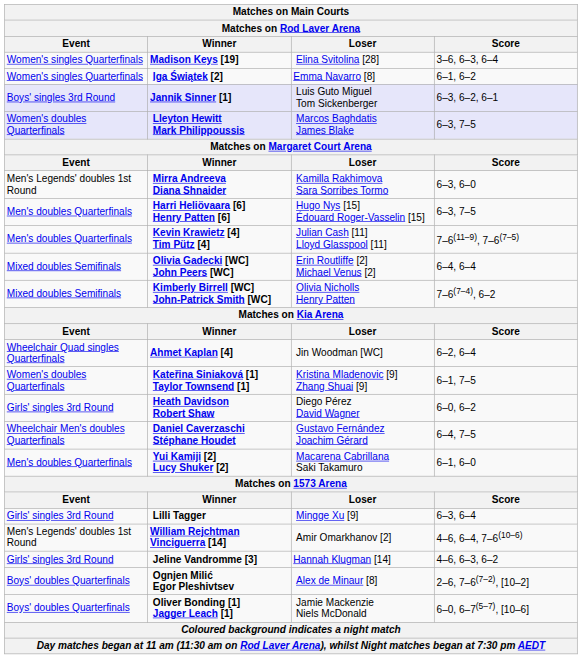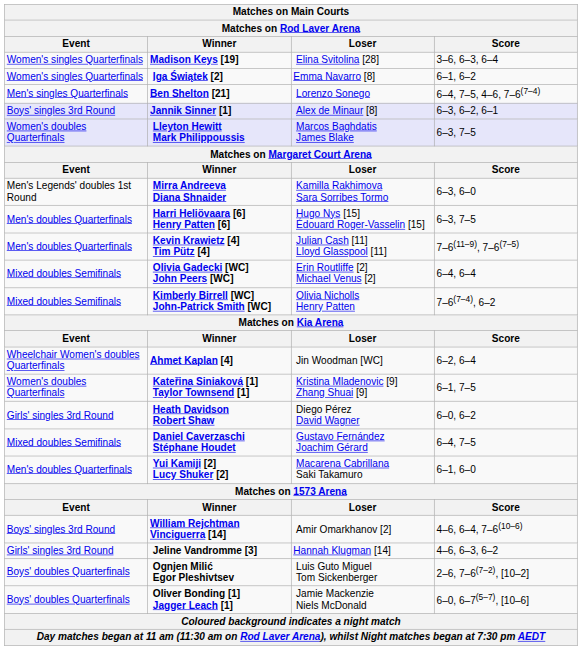+ row: (190, 93)
(335, 98) Luis Guto Miguel Tom Sickenberger -> (335, 111) Alex de Minaur [8]
(63, 353) Wheelchair Quad singles Quarterfinals -> (73, 360) Wheelchair Women's doubles Quarterfinals
(66, 435) Wheelchair Men's doubles Quarterfinals -> (64, 442) Mixed doubles Semifinals
- row: (178, 516)
(69, 537) Men's Legends' doubles 1st Round -> (61, 529) Boys' singles 3rd Round
(335, 581) Alex de Minaur [8] -> (335, 572) Luis Guto Miguel Tom Sickenberger
